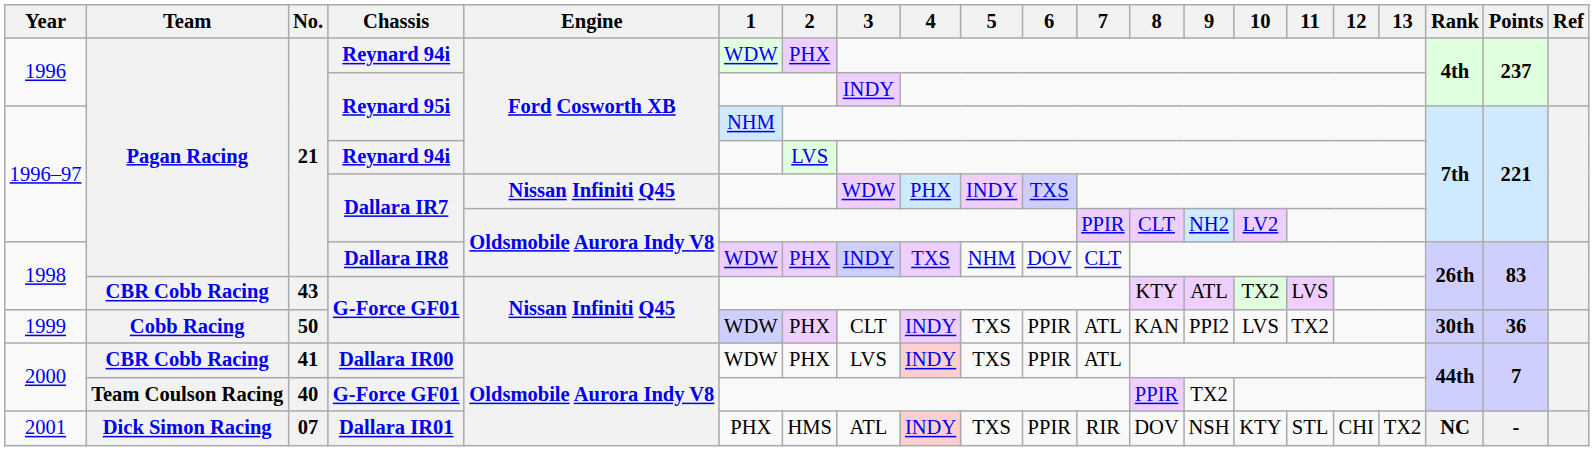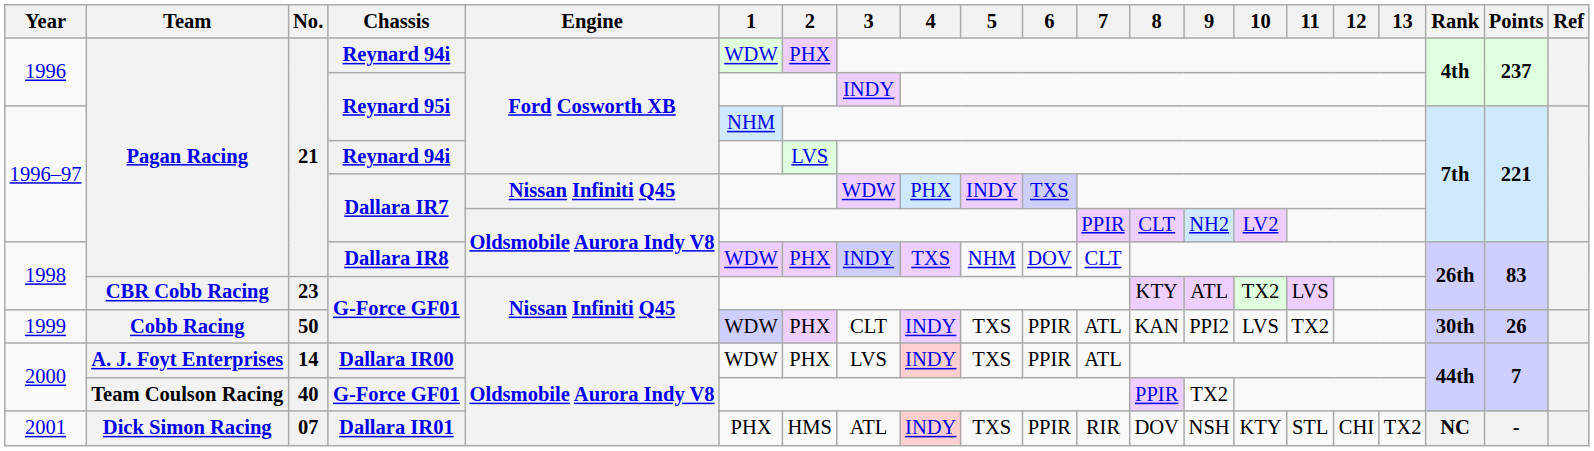(308, 292) 43 -> (308, 292) 23
(1516, 325) 36 -> (1516, 325) 26
(187, 359) CBR Cobb Racing -> (187, 359) A. J. Foyt Enterprises
(308, 359) 41 -> (308, 359) 14
